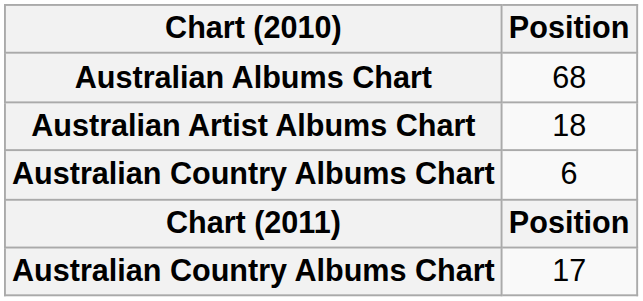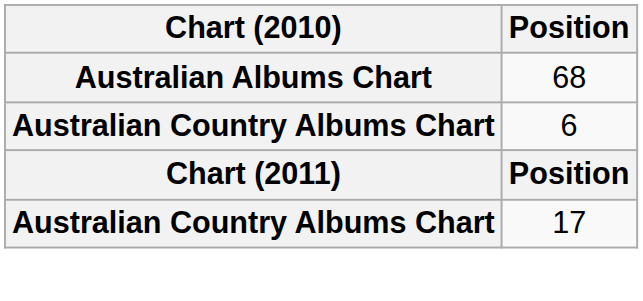- row: (569, 125)
